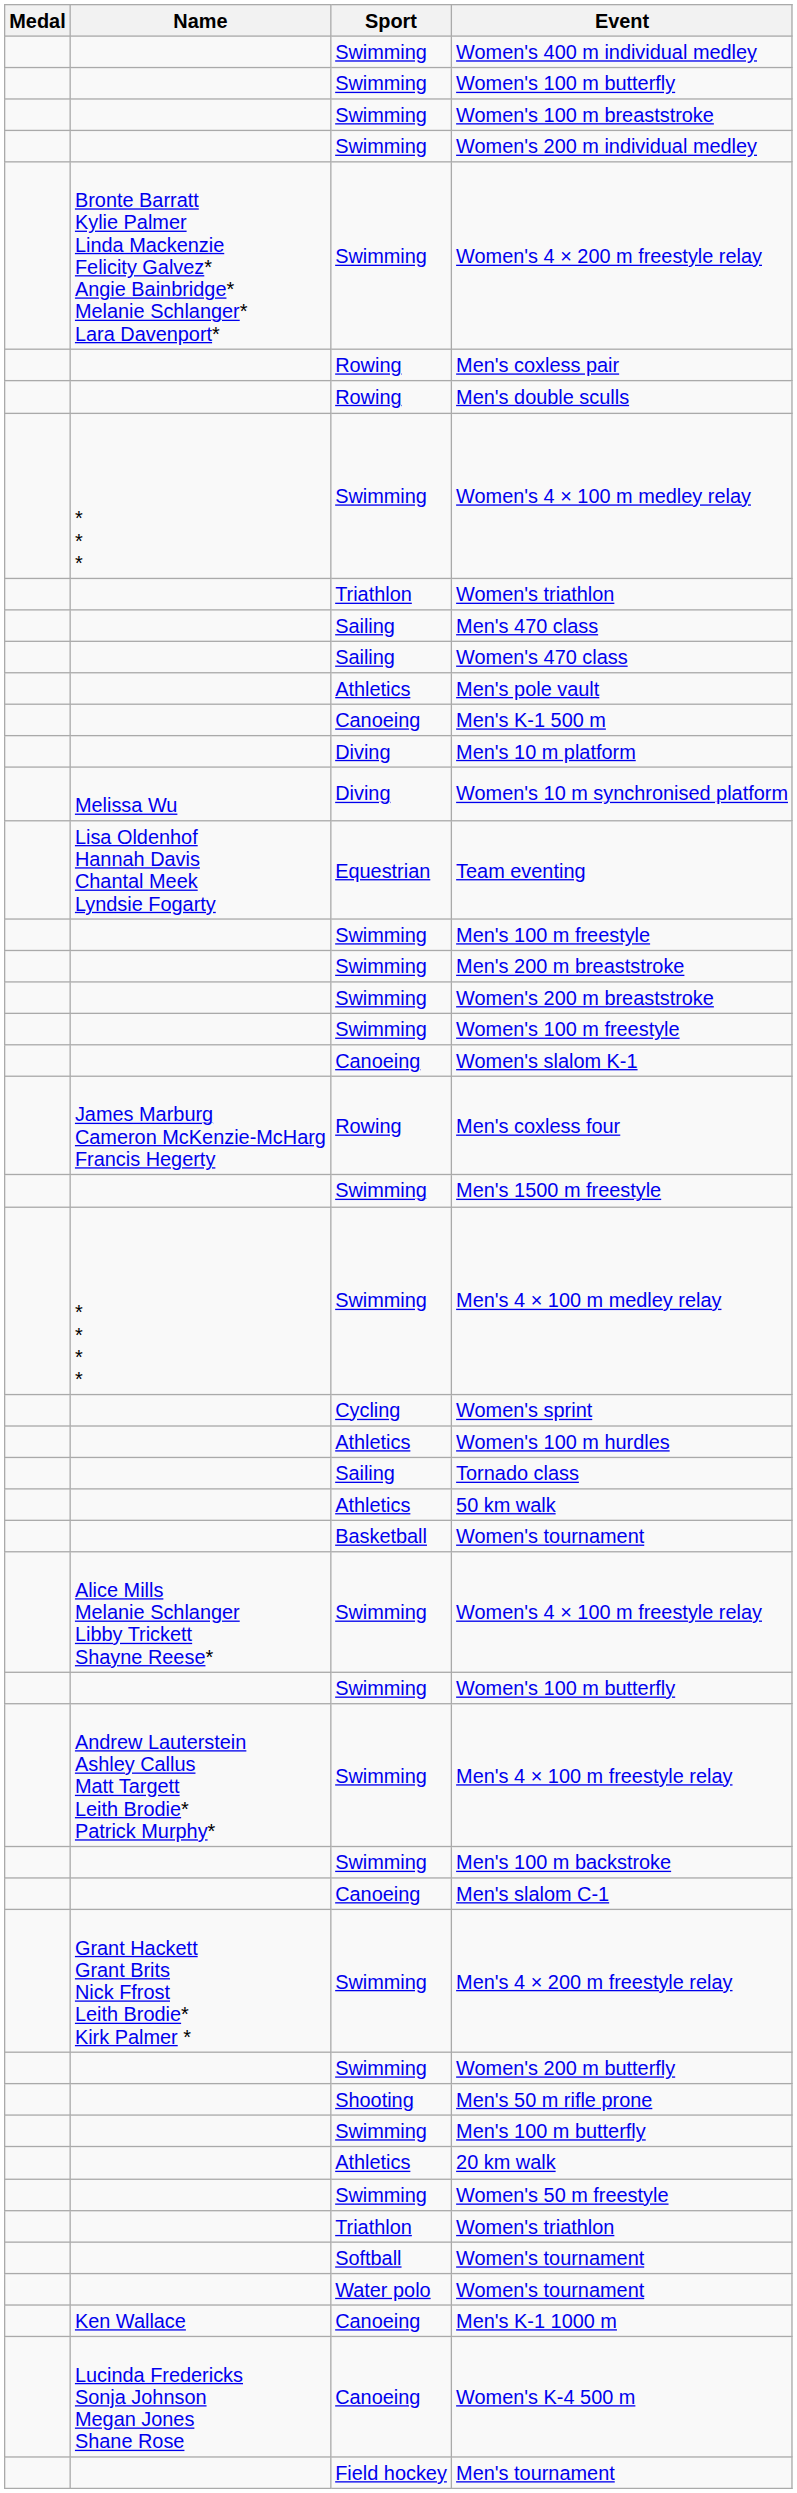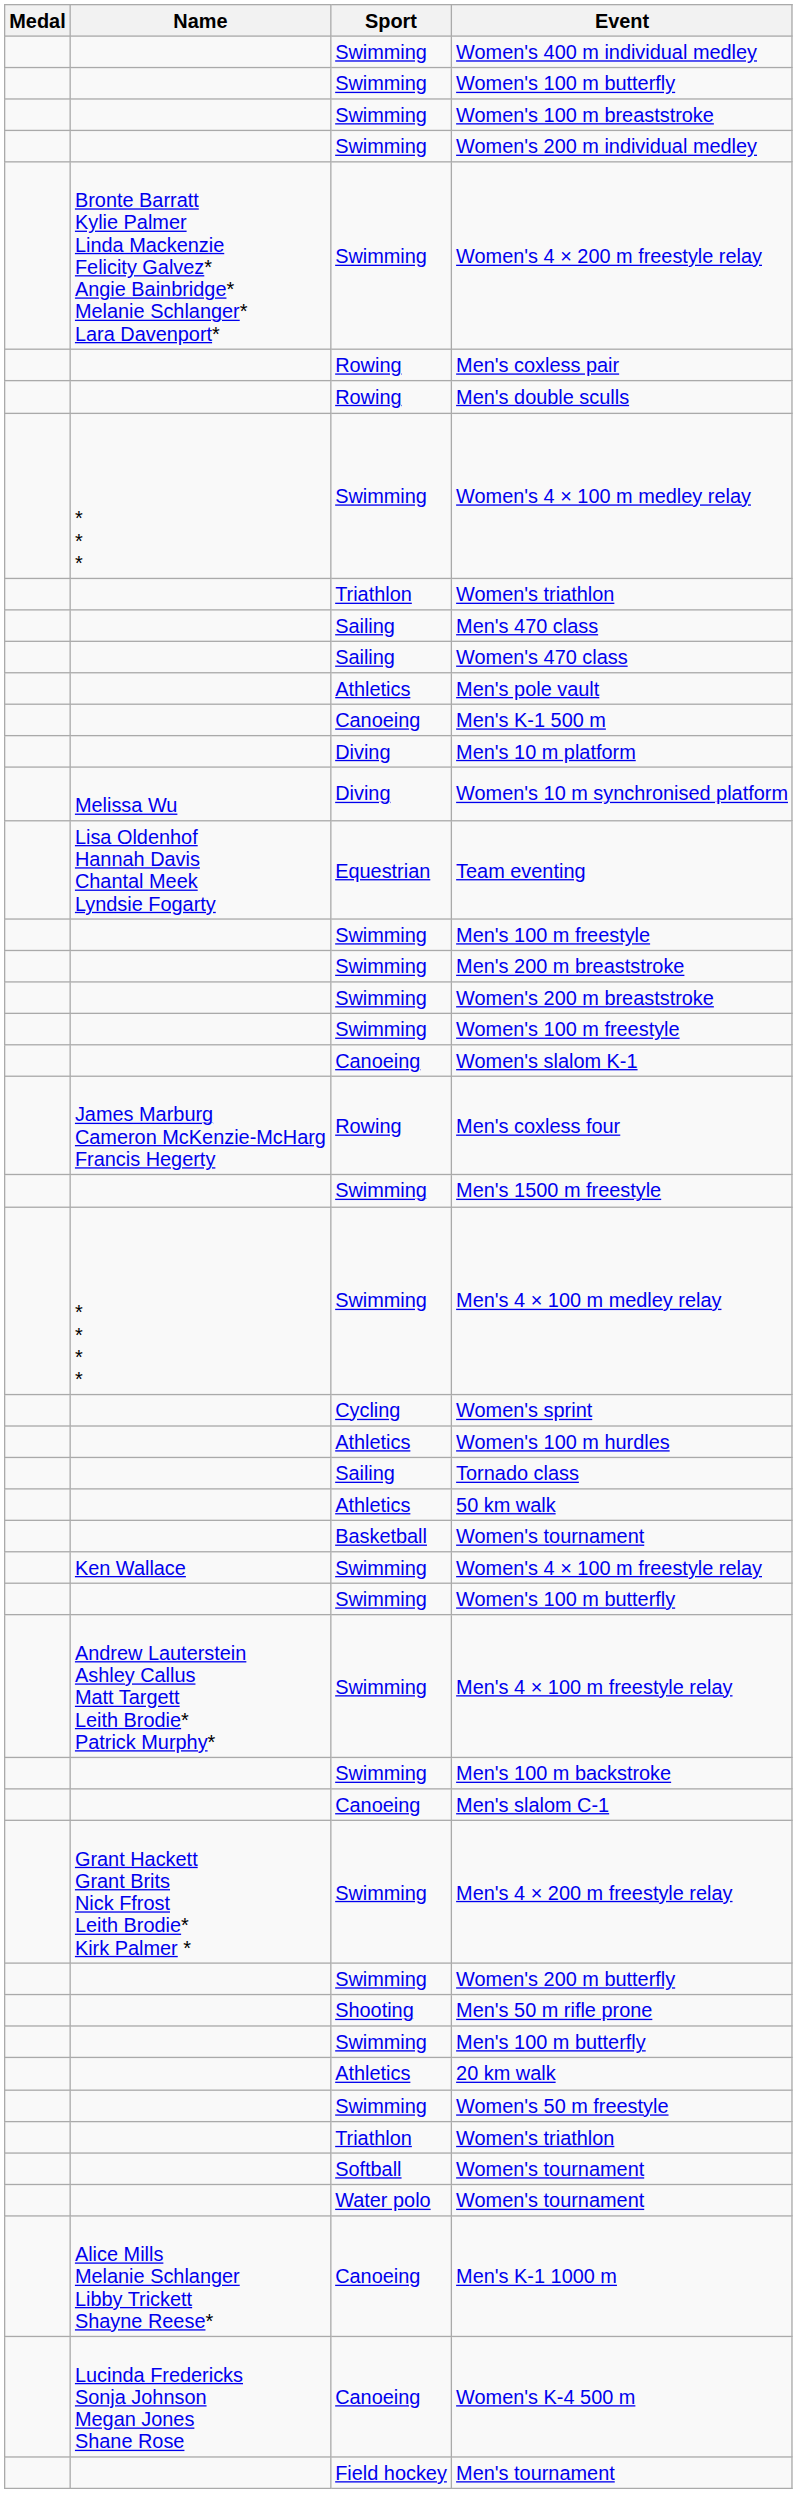(157, 1623) Alice Mills Melanie Schlanger Libby Trickett Shayne Reese* -> (130, 1568) Ken Wallace
(130, 2321) Ken Wallace -> (157, 2287) Alice Mills Melanie Schlanger Libby Trickett Shayne Reese*
